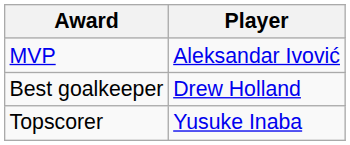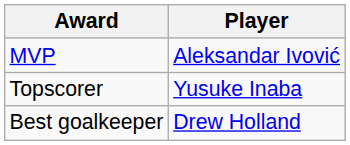rows swapped: (86, 88) <-> (56, 122)
